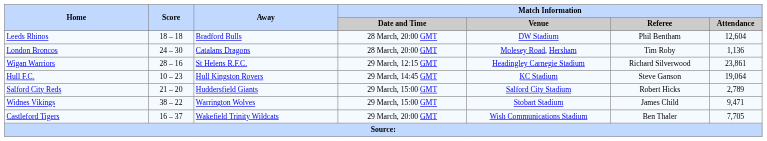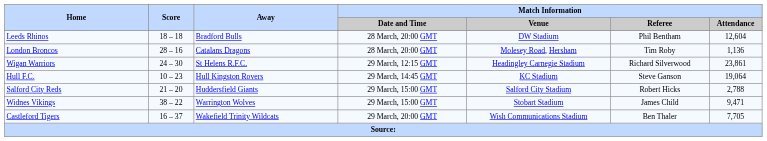(171, 50) 24 – 30 -> (171, 50) 28 – 16
(171, 63) 28 – 16 -> (171, 63) 24 – 30
(736, 90) 2,789 -> (736, 90) 2,788
